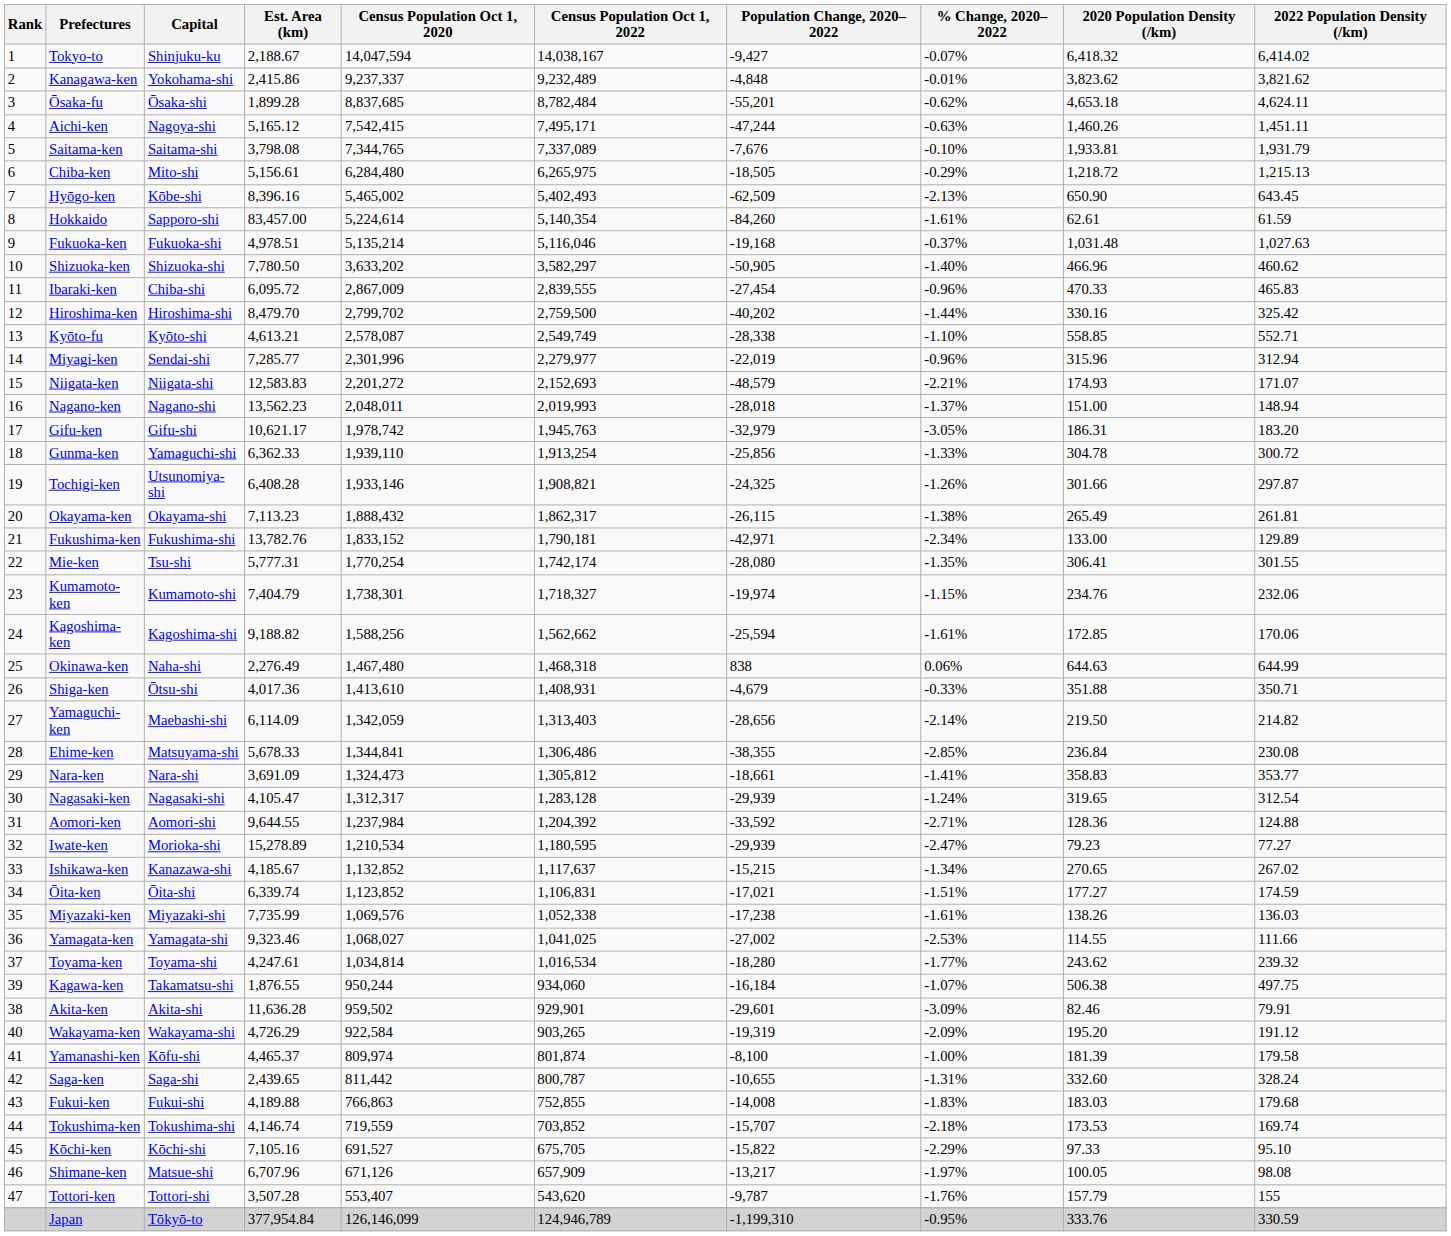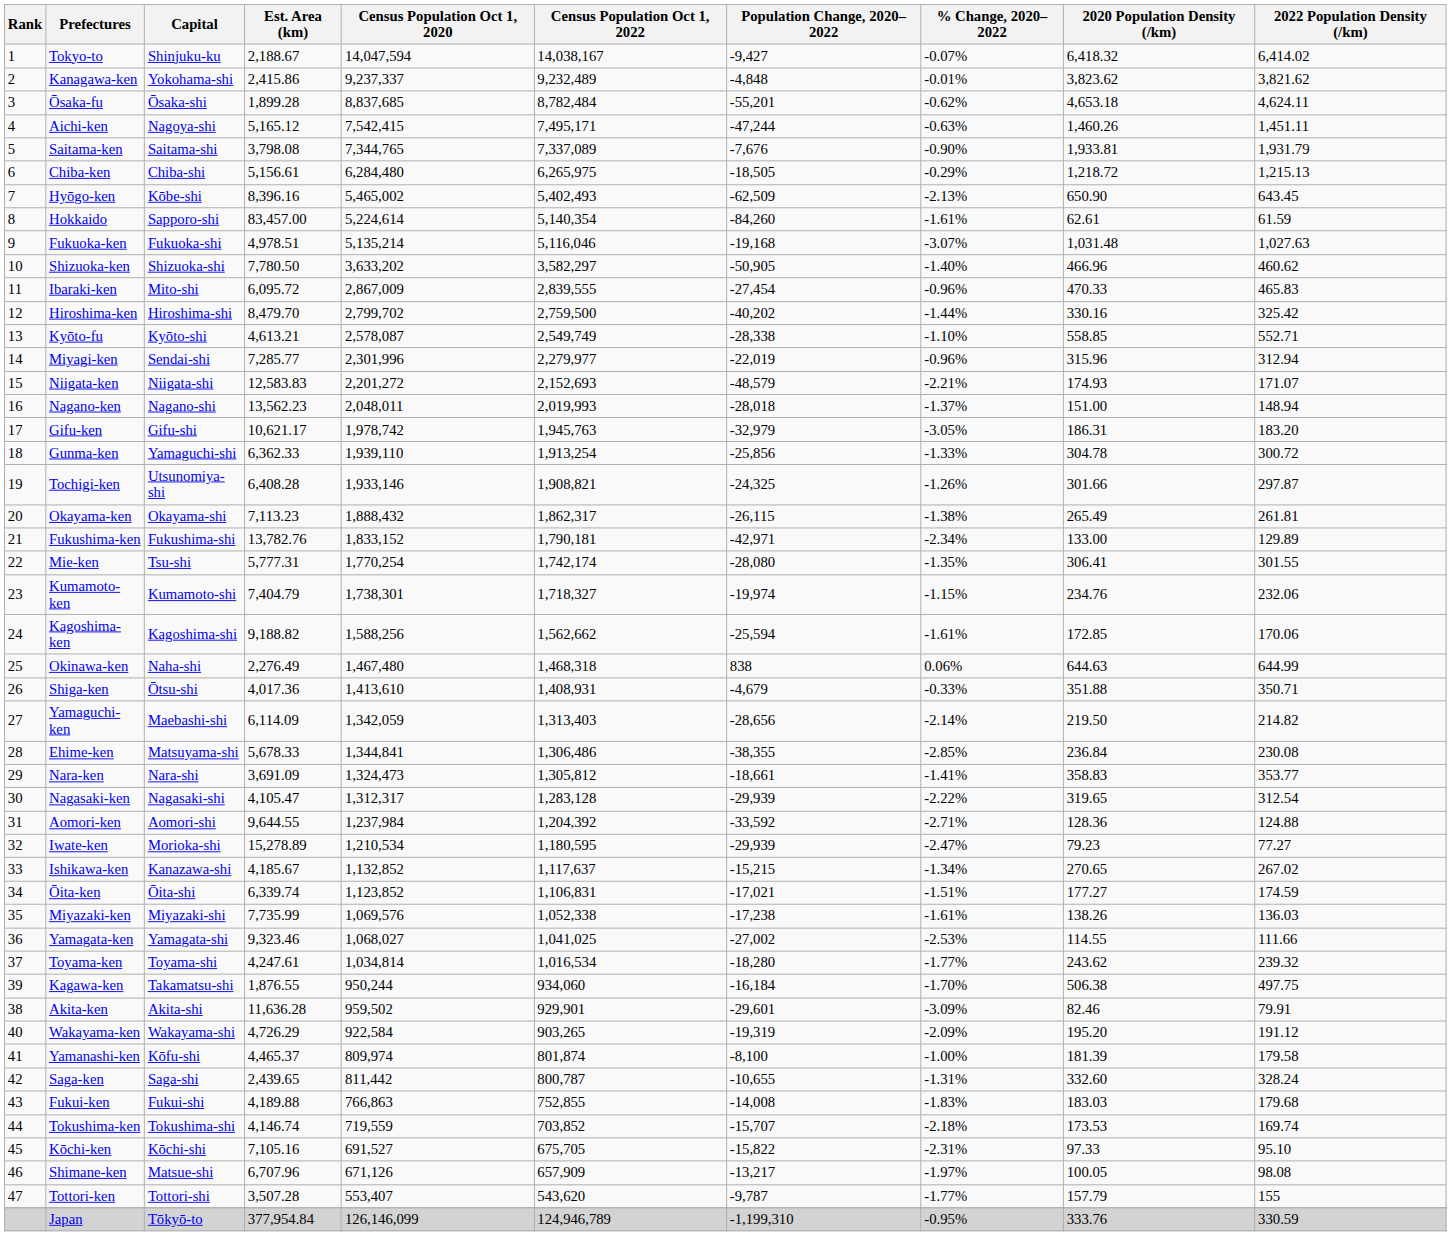(946, 149) -0.10% -> (946, 149) -0.90%
(173, 172) Mito-shi -> (177, 172) Chiba-shi
(946, 242) -0.37% -> (946, 242) -3.07%
(177, 289) Chiba-shi -> (173, 289) Mito-shi
(946, 799) -1.24% -> (946, 799) -2.22%
(946, 986) -1.07% -> (946, 986) -1.70%
(946, 1149) -2.29% -> (946, 1149) -2.31%
(946, 1196) -1.76% -> (946, 1196) -1.77%
